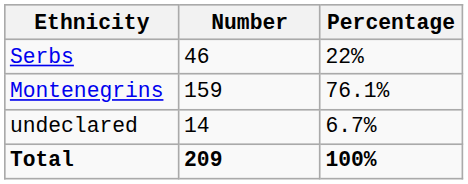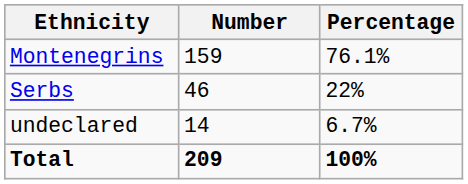rows swapped: (87, 92) <-> (42, 57)
